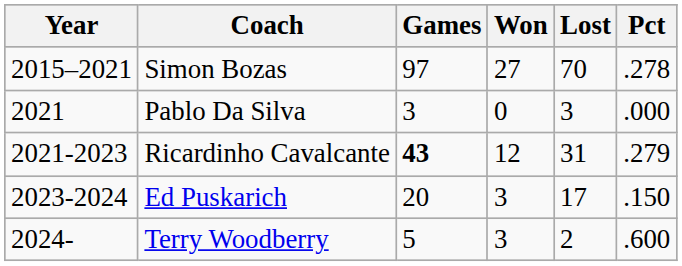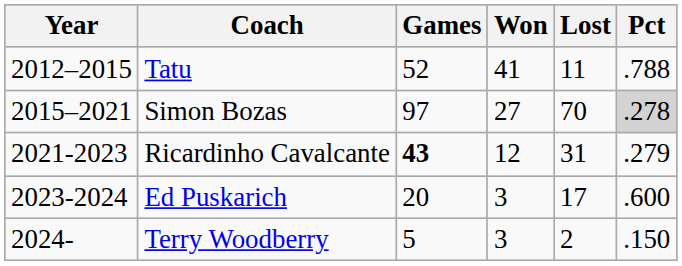+ row: (168, 68)
(647, 68) no background -> (647, 111) lightgrey background
- row: (225, 111)
(647, 196) .150 -> (647, 196) .600
(647, 238) .600 -> (647, 238) .150
